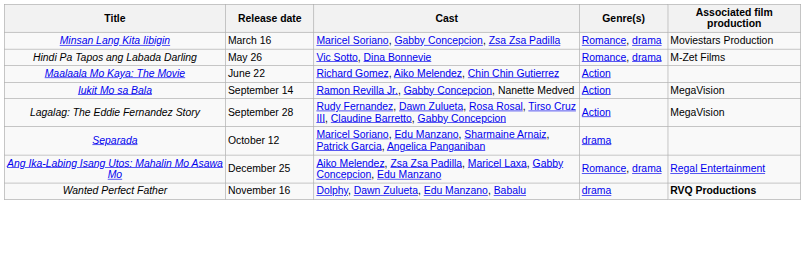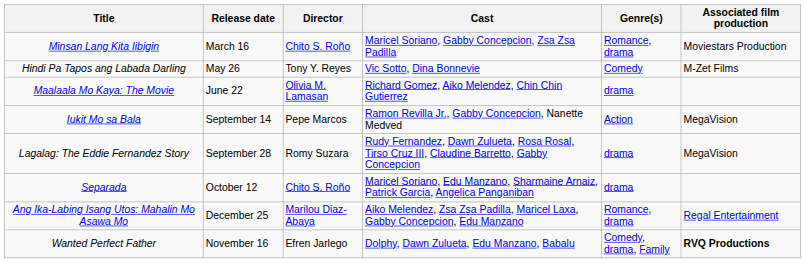+ column: (323, 18)
(622, 57) Romance, drama -> (623, 69) Comedy
(596, 73) Action -> (619, 91) drama
(596, 112) Action -> (619, 153) drama
(597, 191) drama -> (637, 244) Comedy, drama, Family
